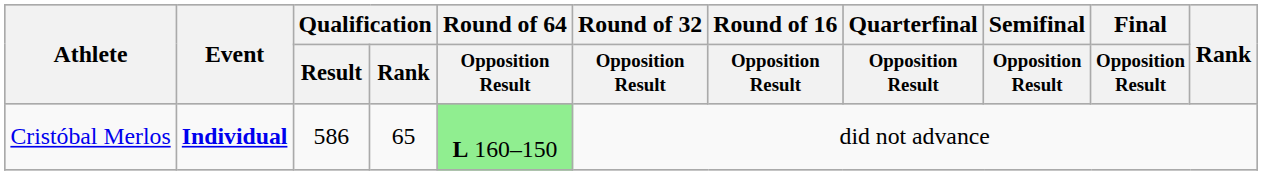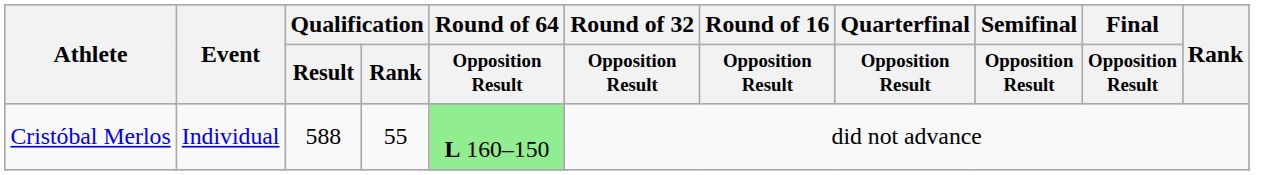(235, 136) bold -> (231, 136) normal
(331, 136) 586 -> (323, 136) 588
(404, 136) 65 -> (396, 136) 55
